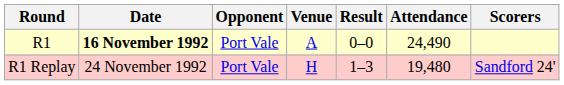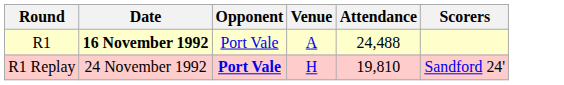- column: (361, 17)
(429, 42) 24,490 -> (378, 42) 24,488
(249, 67) normal -> (249, 67) bold
(429, 67) 19,480 -> (378, 67) 19,810
